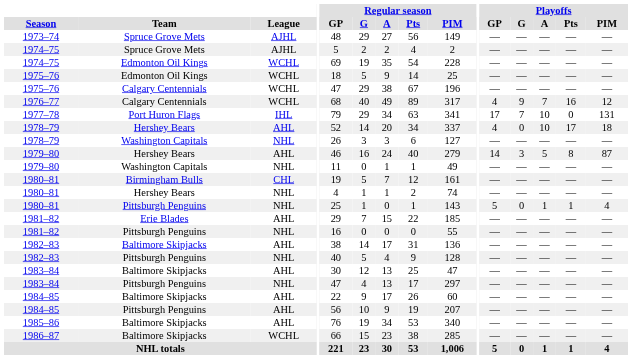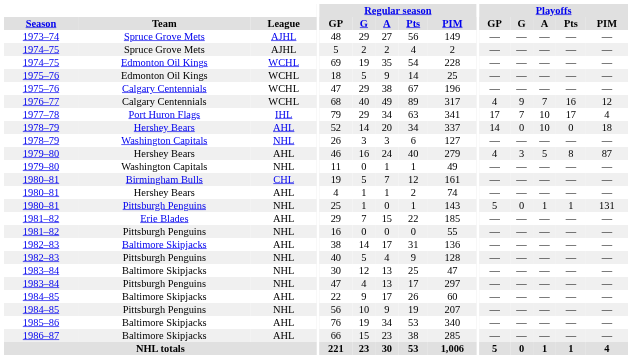(571, 114) 0 -> (571, 114) 17
(607, 114) 131 -> (607, 114) 4
(495, 127) 4 -> (495, 127) 14
(571, 127) 17 -> (571, 127) 0
(495, 153) 14 -> (495, 153) 4
(284, 192) NHL -> (284, 192) AHL
(607, 205) 4 -> (607, 205) 131
(284, 270) AHL -> (284, 270) NHL
(284, 309) AHL -> (284, 309) NHL
(284, 335) WCHL -> (284, 335) AHL
